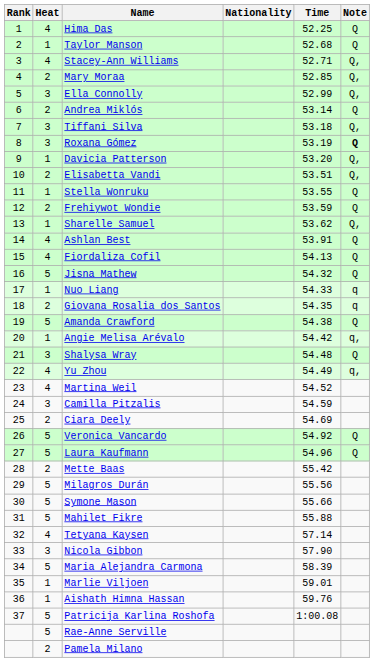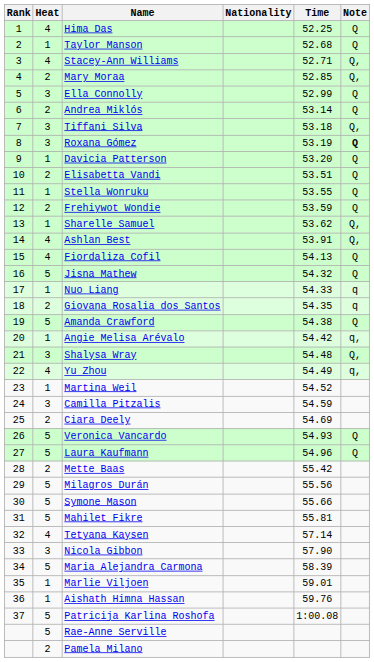(355, 94) Q, -> (355, 94) Q
(355, 159) Q, -> (355, 159) Q
(355, 176) Q, -> (355, 176) Q
(355, 241) Q -> (355, 241) Q,
(355, 355) Q -> (355, 355) Q,
(48, 388) 4 -> (48, 388) 1
(317, 437) 54.92 -> (317, 437) 54.93
(317, 518) 55.88 -> (317, 518) 55.81
